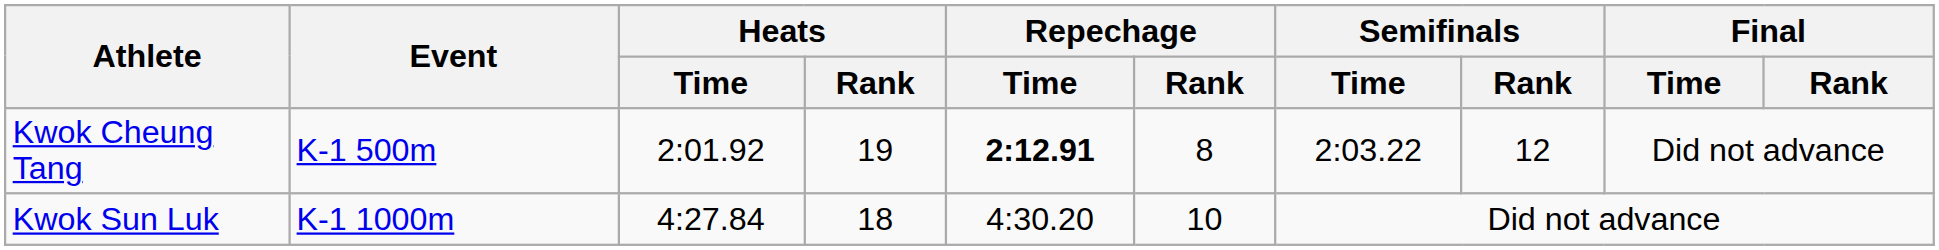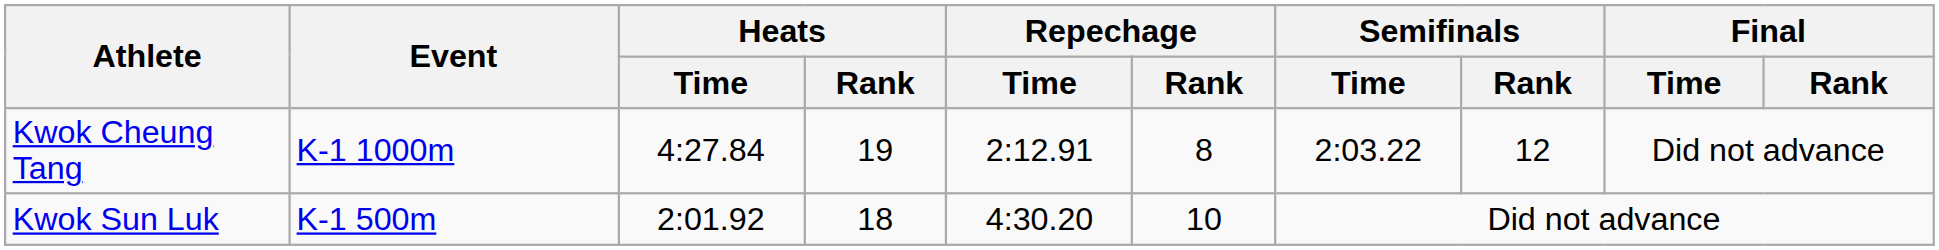(366, 151) K-1 500m -> (375, 151) K-1 1000m
(711, 151) 2:01.92 -> (711, 151) 4:27.84
(1040, 151) bold -> (1040, 151) normal
(375, 220) K-1 1000m -> (366, 220) K-1 500m
(711, 220) 4:27.84 -> (711, 220) 2:01.92
